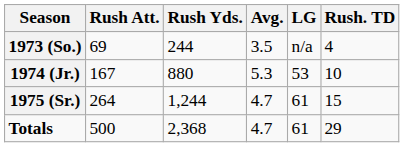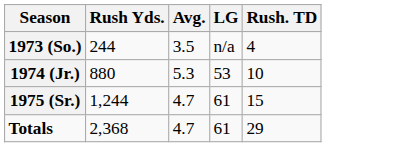- column: (125, 18)
